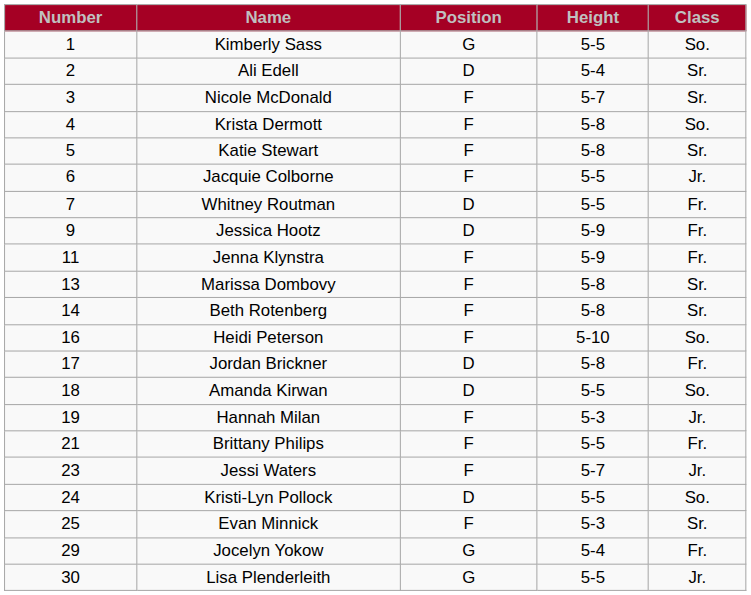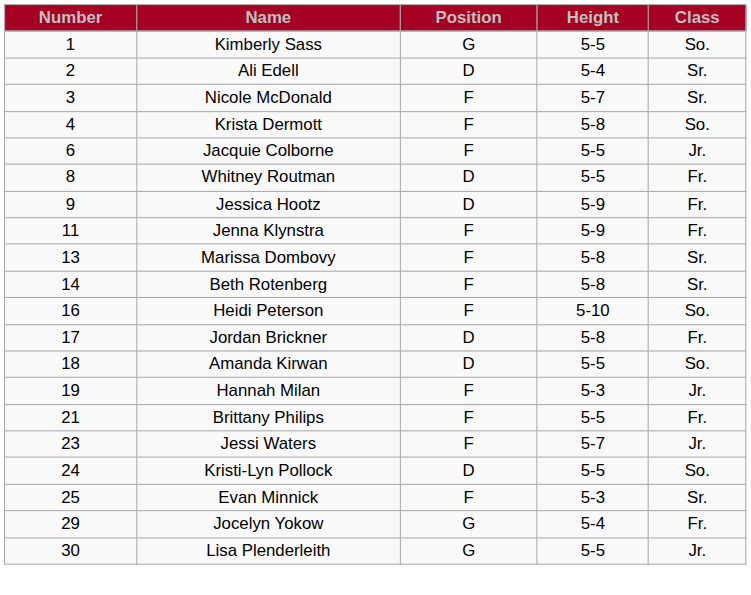- row: (268, 151)
(71, 204) 7 -> (71, 177) 8
